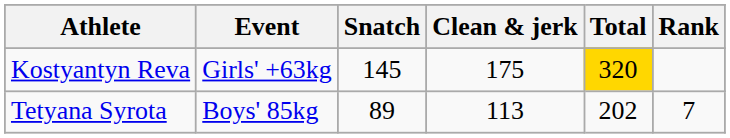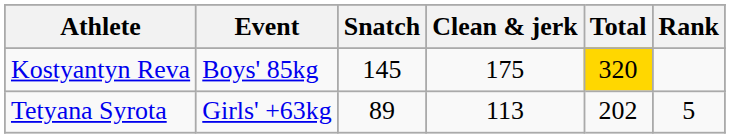(267, 69) Girls' +63kg -> (260, 69) Boys' 85kg
(260, 111) Boys' 85kg -> (267, 111) Girls' +63kg
(689, 111) 7 -> (689, 111) 5
